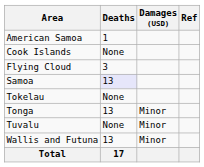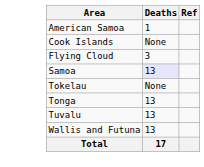- column: (158, 18)
(113, 125) None -> (150, 115) 13
